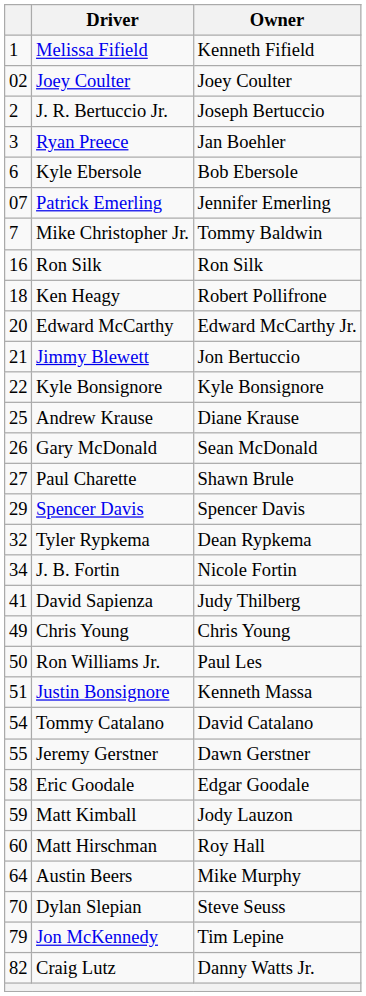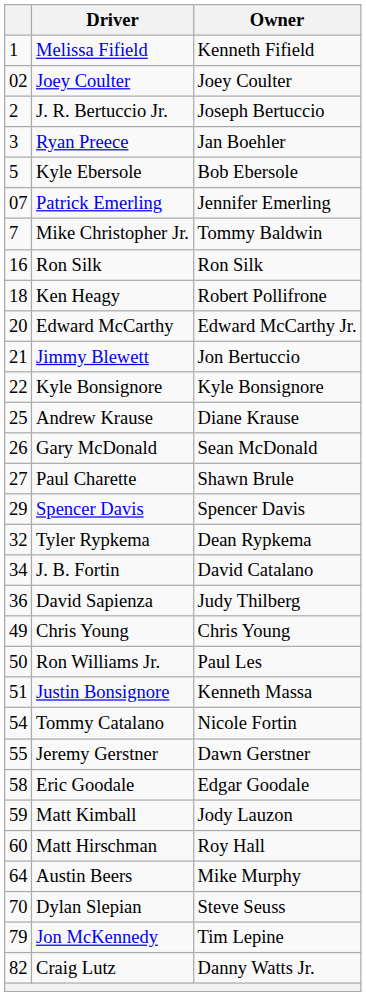(14, 172) 6 -> (14, 172) 5
(247, 570) Nicole Fortin -> (255, 570) David Catalano
(18, 600) 41 -> (18, 600) 36
(255, 723) David Catalano -> (247, 723) Nicole Fortin
